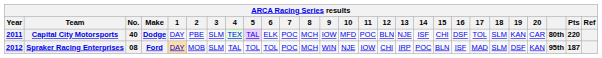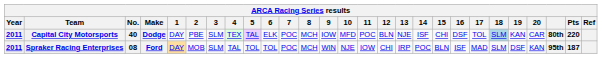(499, 35) no background -> (499, 35) lightblue background
(14, 47) 2012 -> (14, 47) 2011
